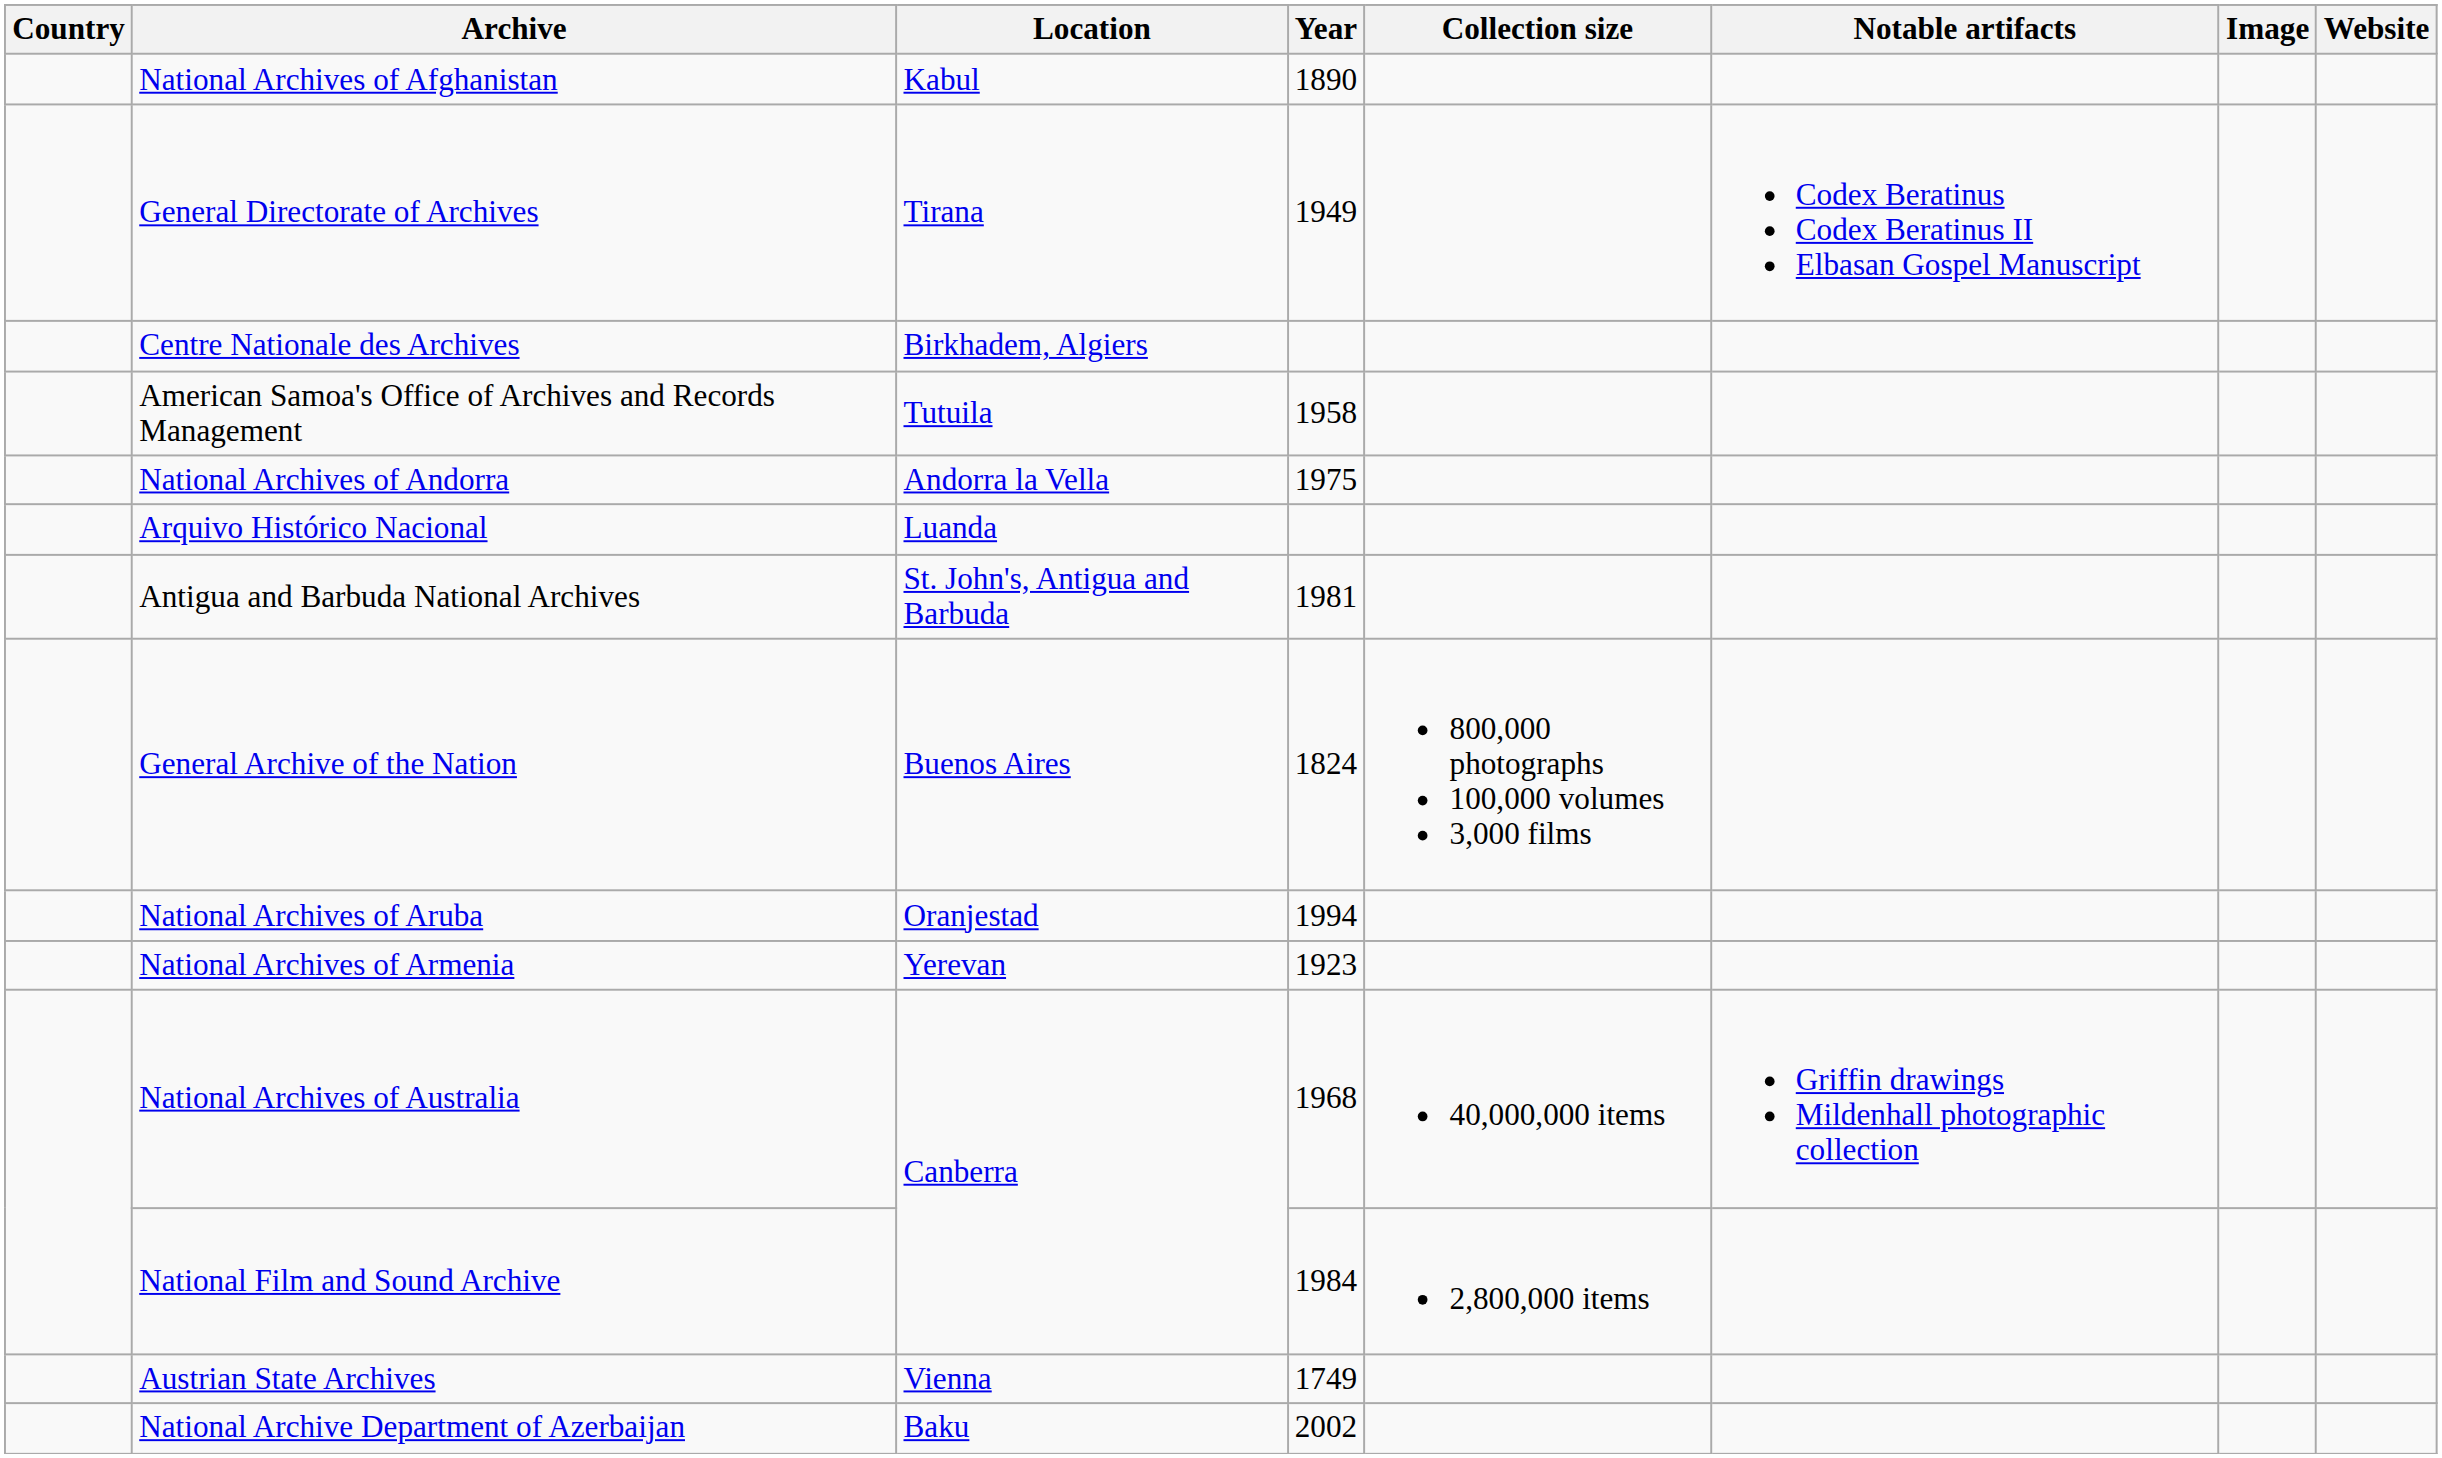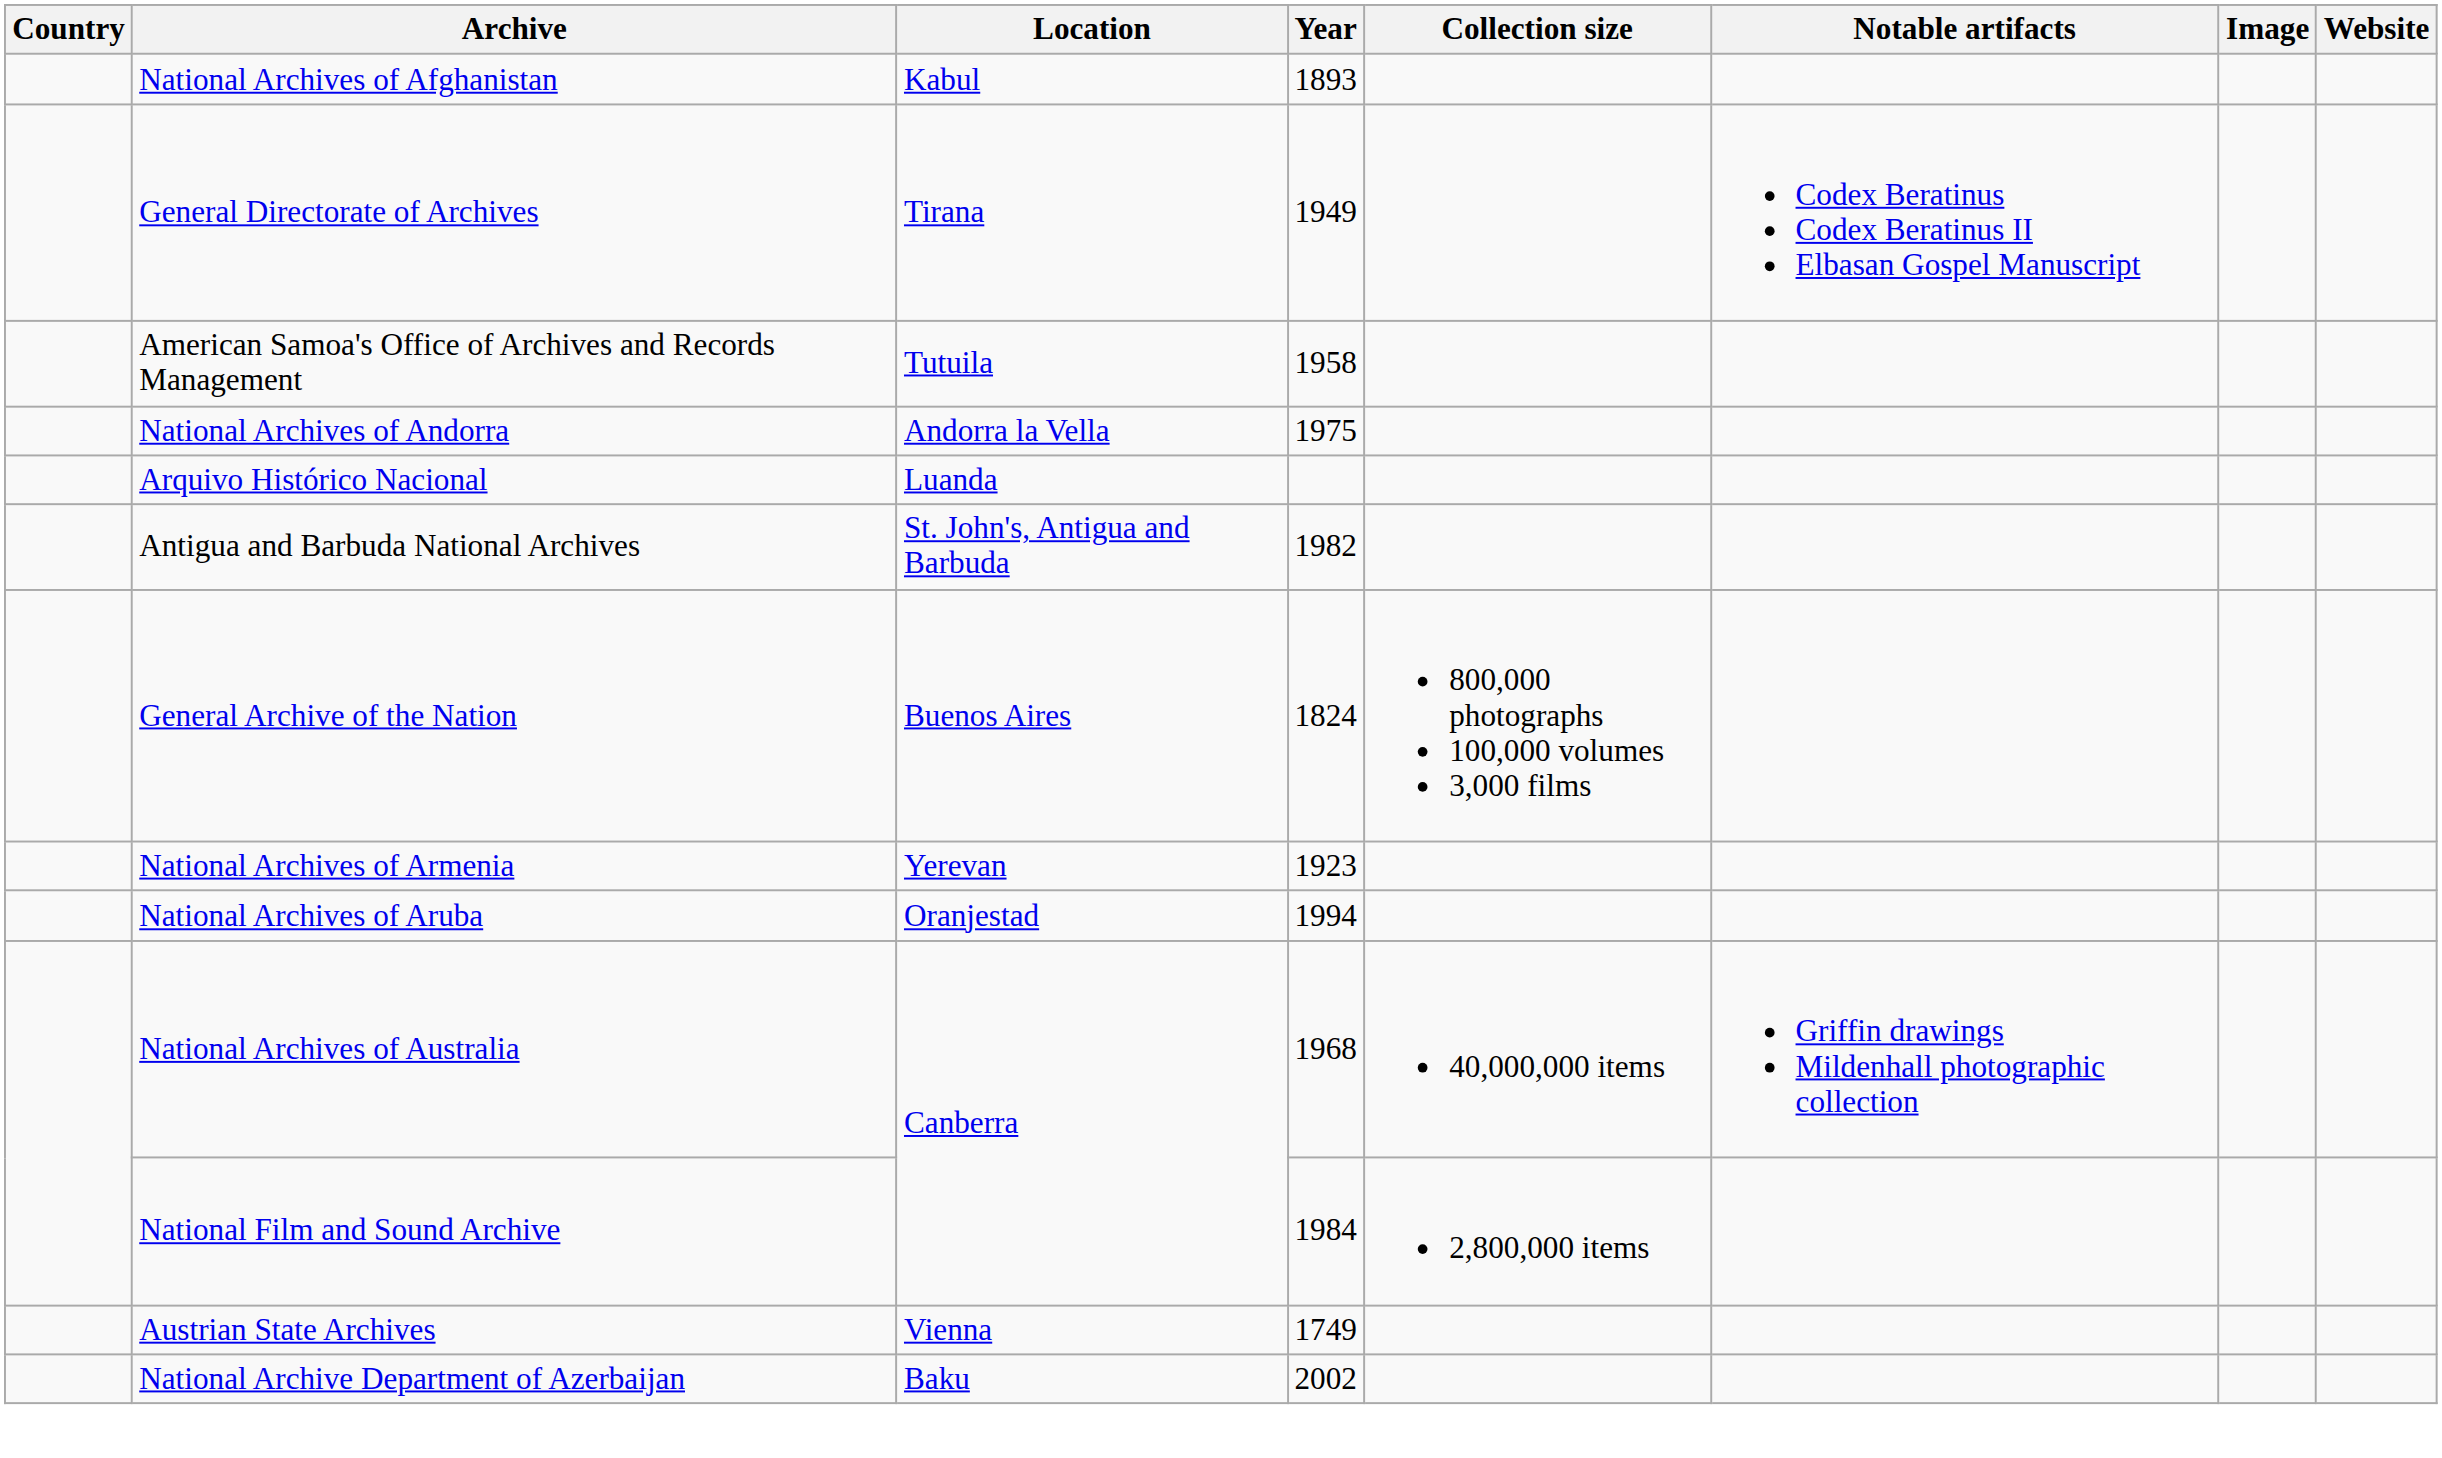(1326, 78) 1890 -> (1326, 78) 1893
- row: (329, 345)
(1326, 595) 1981 -> (1326, 546) 1982
rows swapped: (327, 964) <-> (311, 915)
